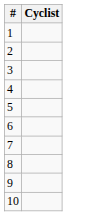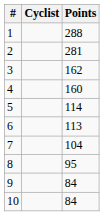+ column: (81, 13)
